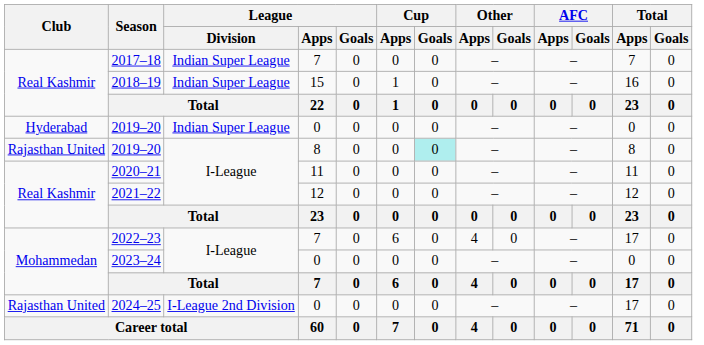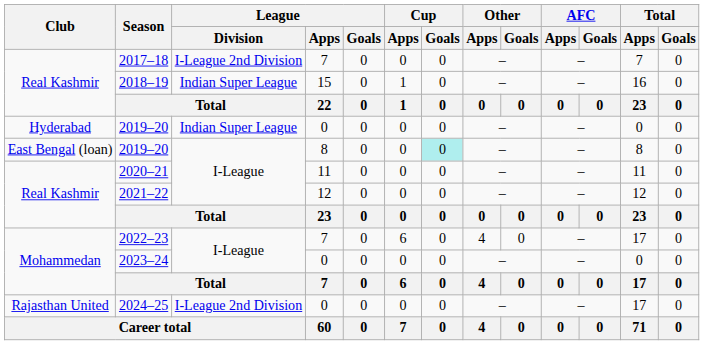(231, 60) Indian Super League -> (238, 60) I-League 2nd Division
(56, 149) Rajasthan United -> (60, 149) East Bengal (loan)
